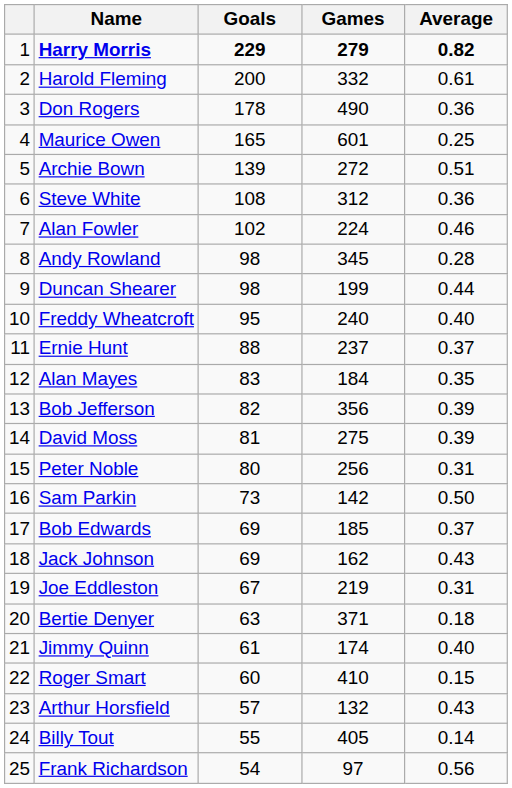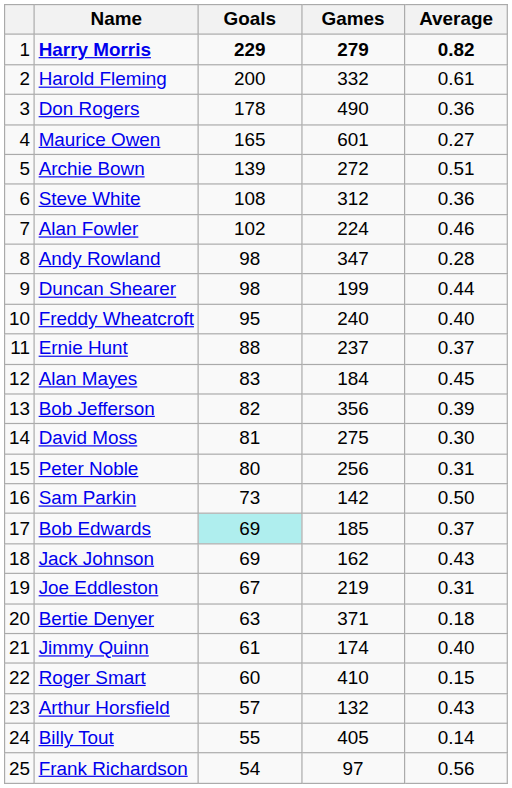(456, 139) 0.25 -> (456, 139) 0.27
(353, 259) 345 -> (353, 259) 347
(456, 378) 0.35 -> (456, 378) 0.45
(456, 438) 0.39 -> (456, 438) 0.30
(250, 528) no background -> (250, 528) paleturquoise background
